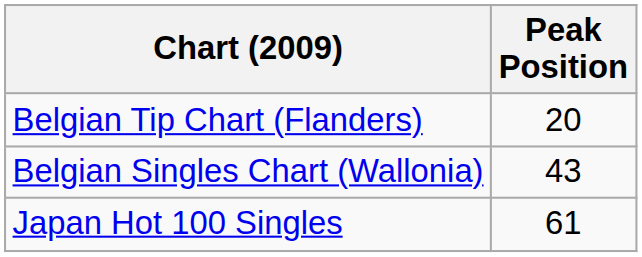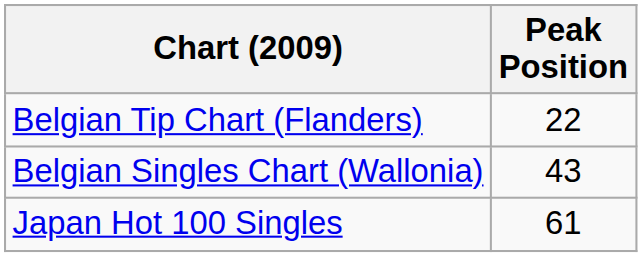(563, 119) 20 -> (563, 119) 22
